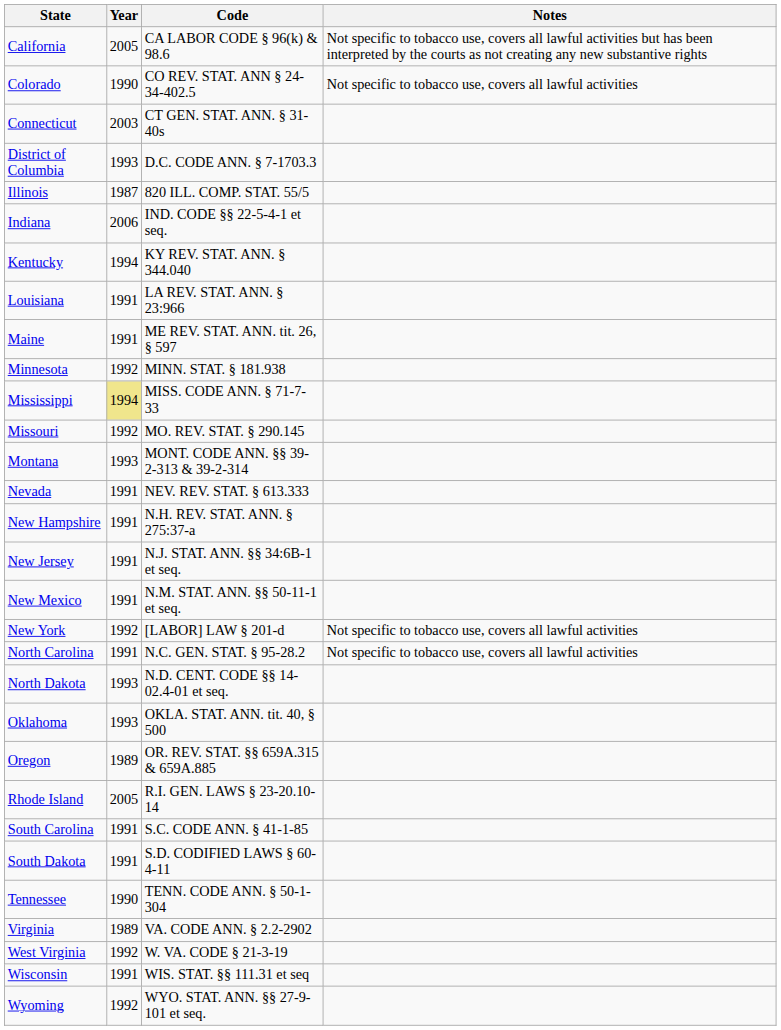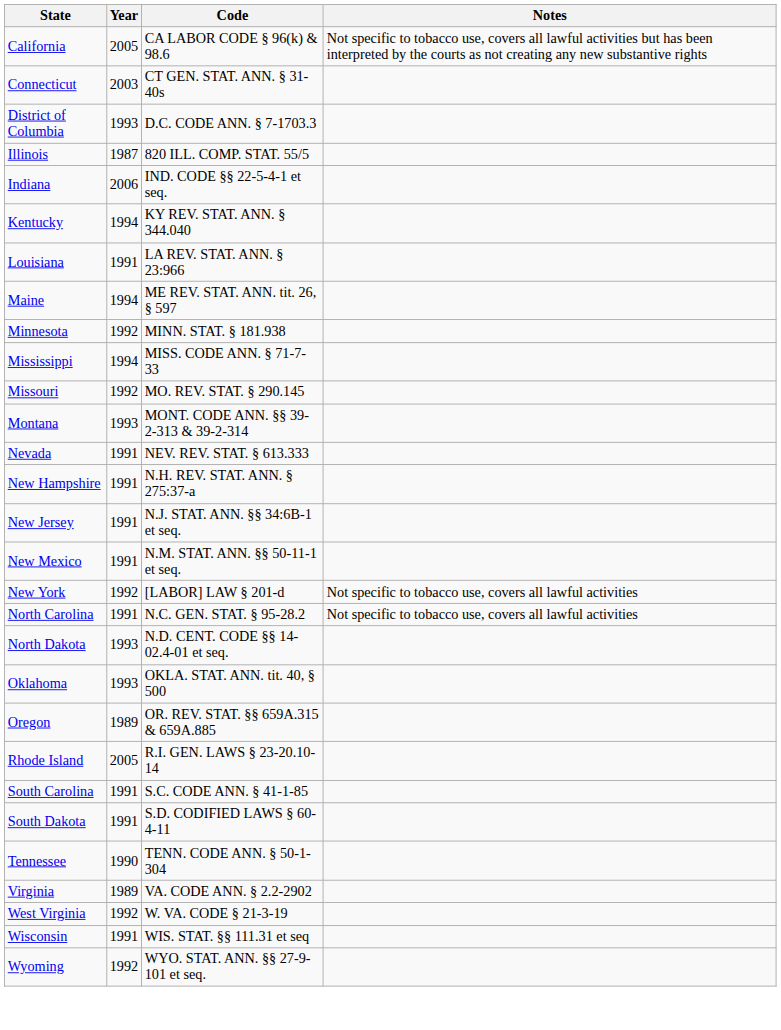- row: (34, 84)
(124, 339) 1991 -> (124, 300) 1994
(124, 400) khaki background -> (124, 361) no background
